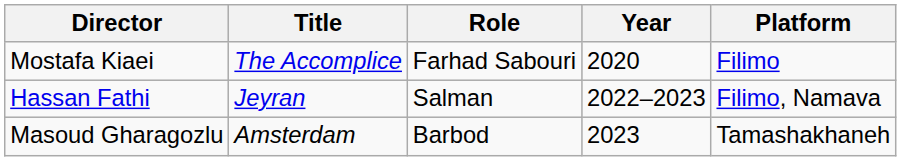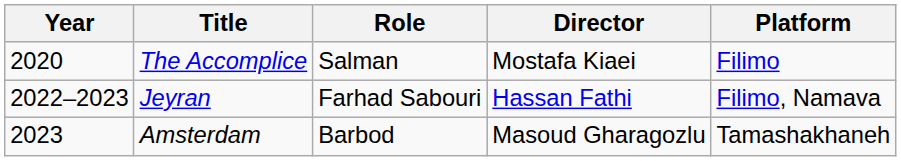columns swapped: (646, 23) <-> (117, 23)
(494, 60) Farhad Sabouri -> (358, 60) Salman
(453, 98) Salman -> (400, 98) Farhad Sabouri
